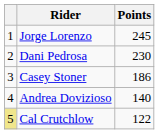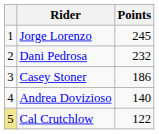(142, 56) 230 -> (142, 56) 232
